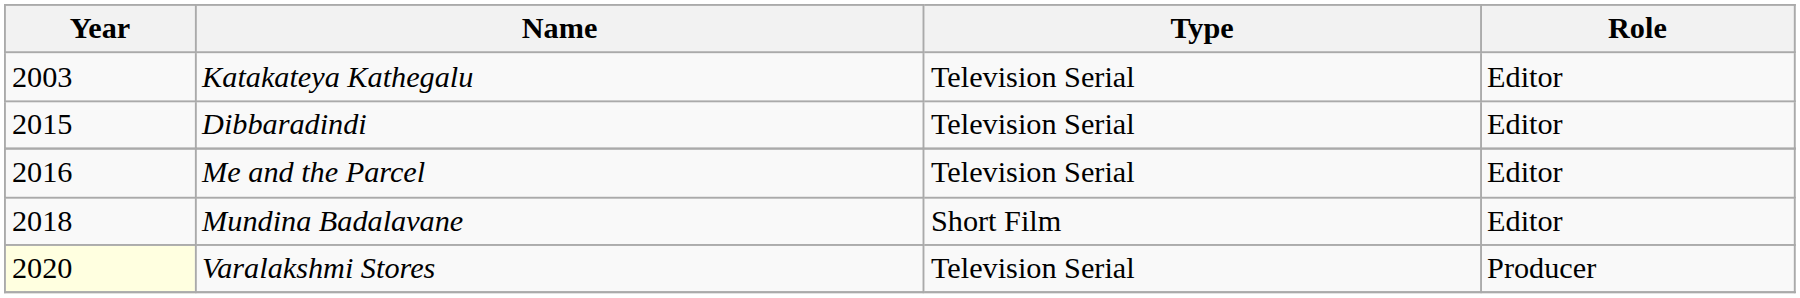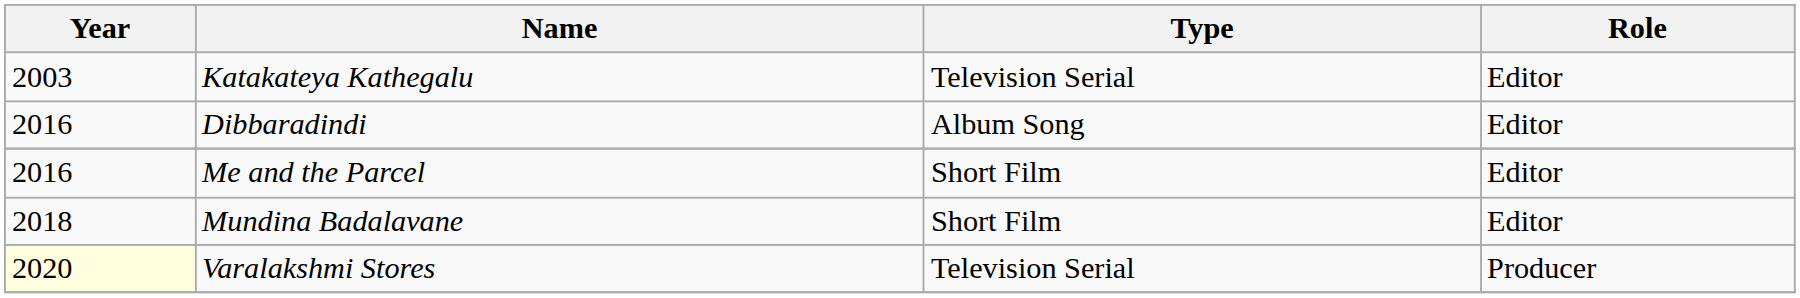(42, 124) 2015 -> (42, 124) 2016
(1033, 124) Television Serial -> (1008, 124) Album Song
(1033, 172) Television Serial -> (996, 172) Short Film
